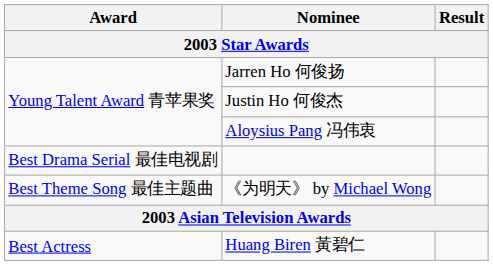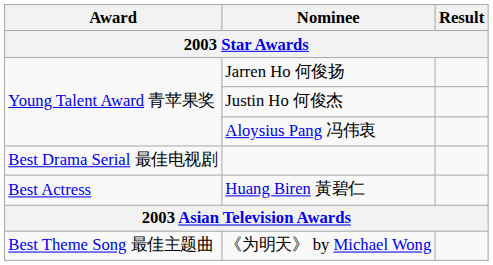rows swapped: (328, 189) <-> (295, 245)
